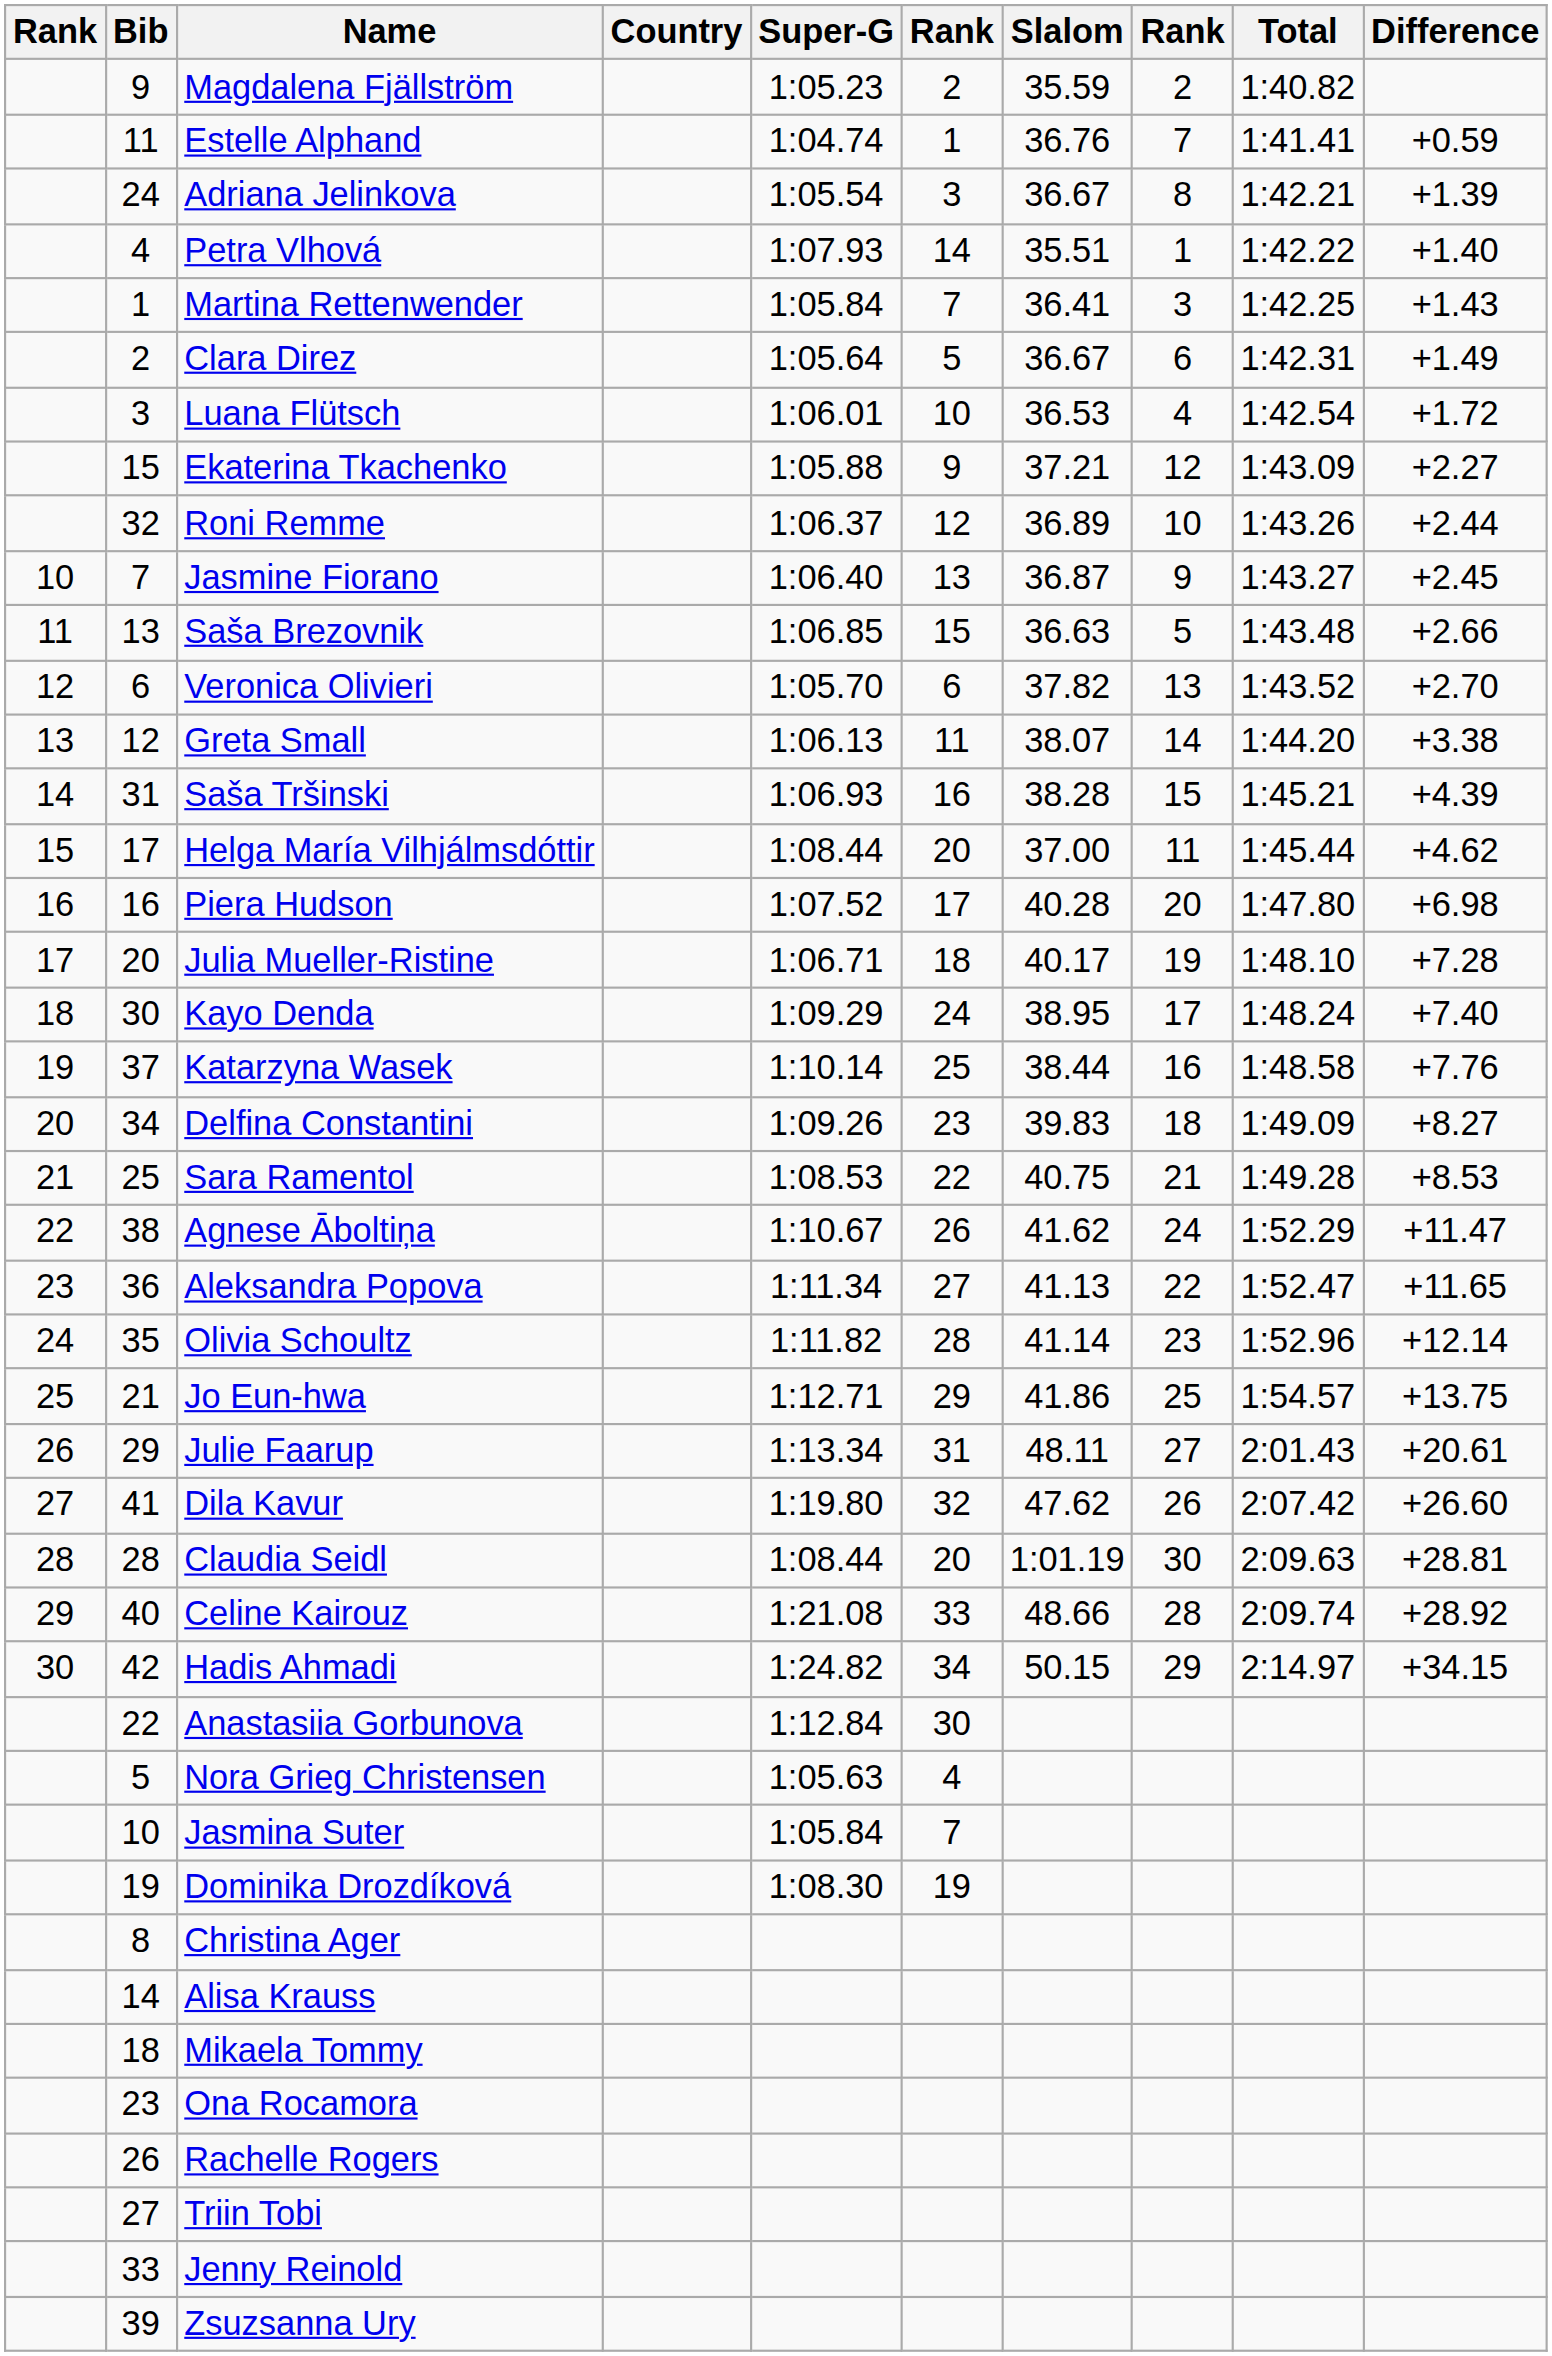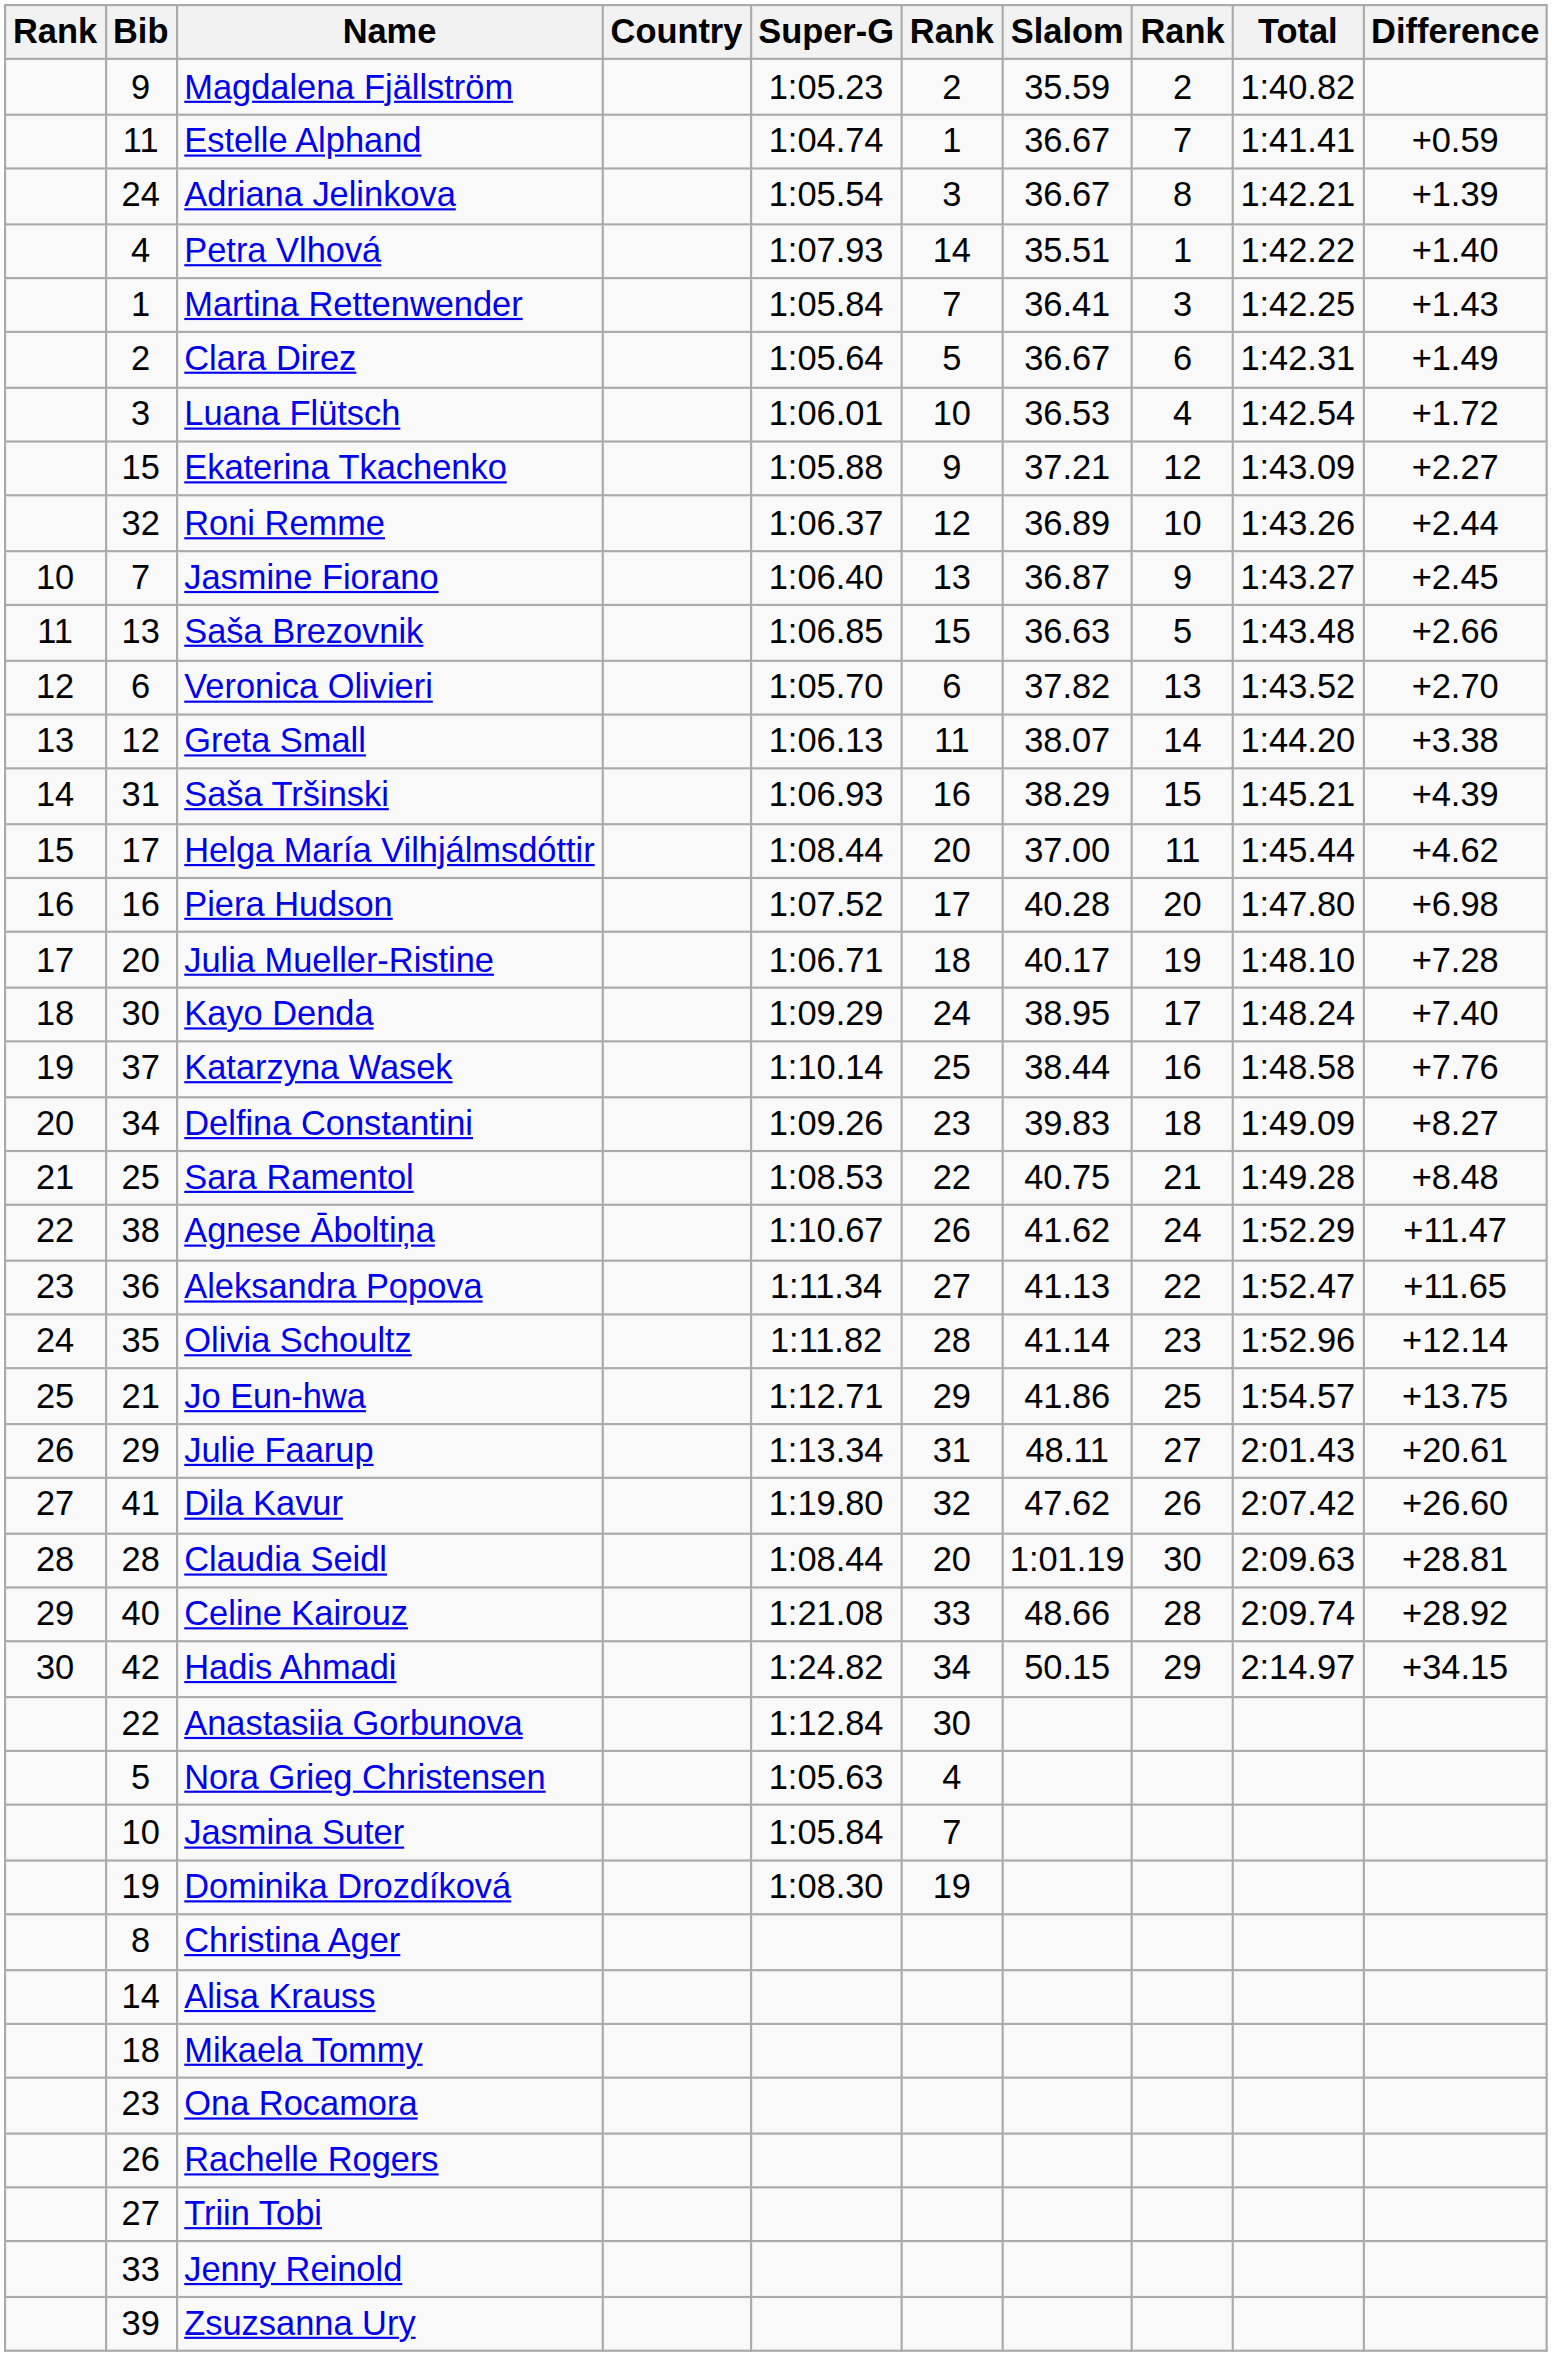(1067, 140) 36.76 -> (1067, 140) 36.67
(1067, 795) 38.28 -> (1067, 795) 38.29
(1455, 1177) +8.53 -> (1455, 1177) +8.48
